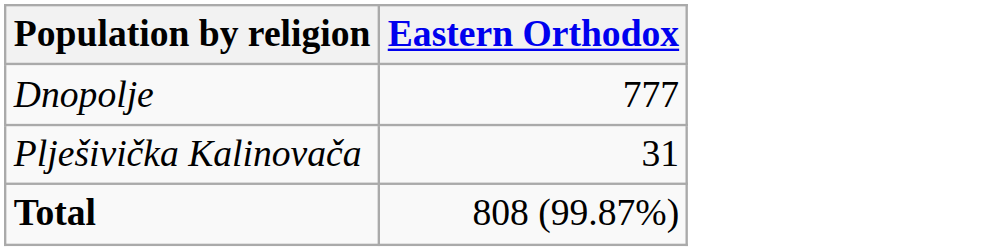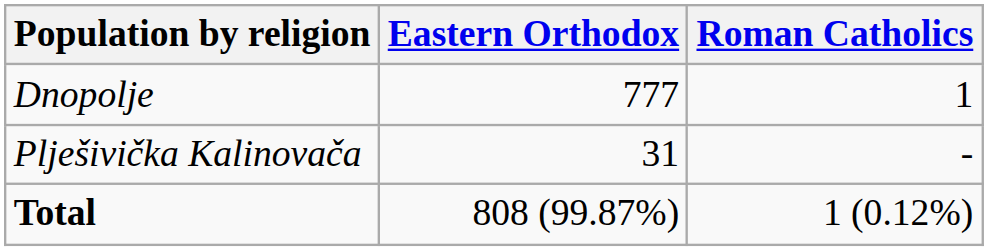+ column: (835, 34)
